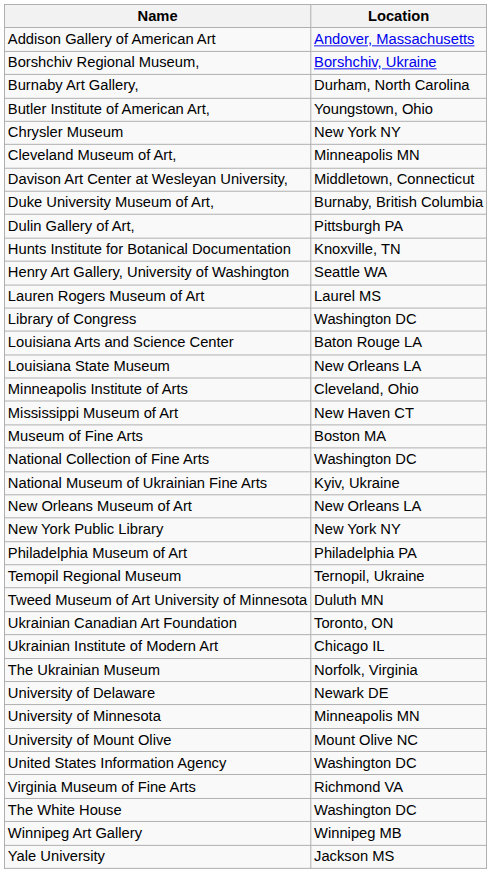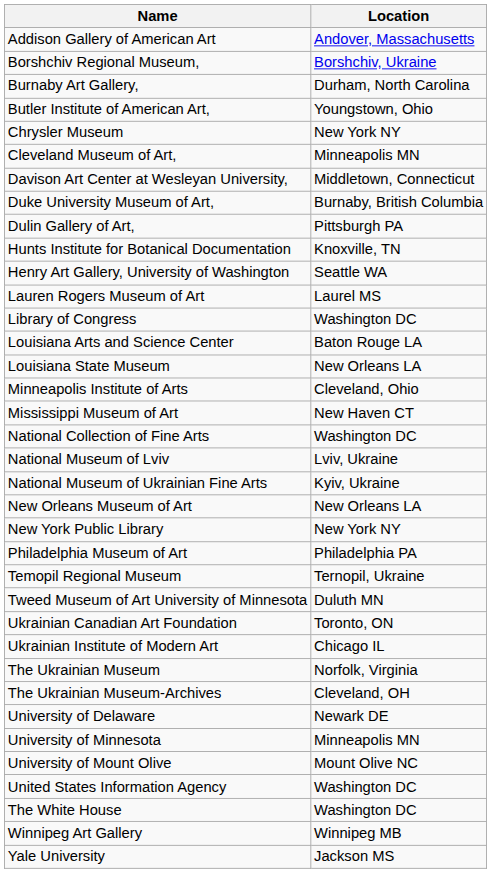- row: (75, 436)
+ row: (88, 459)
+ row: (115, 693)
- row: (102, 786)
